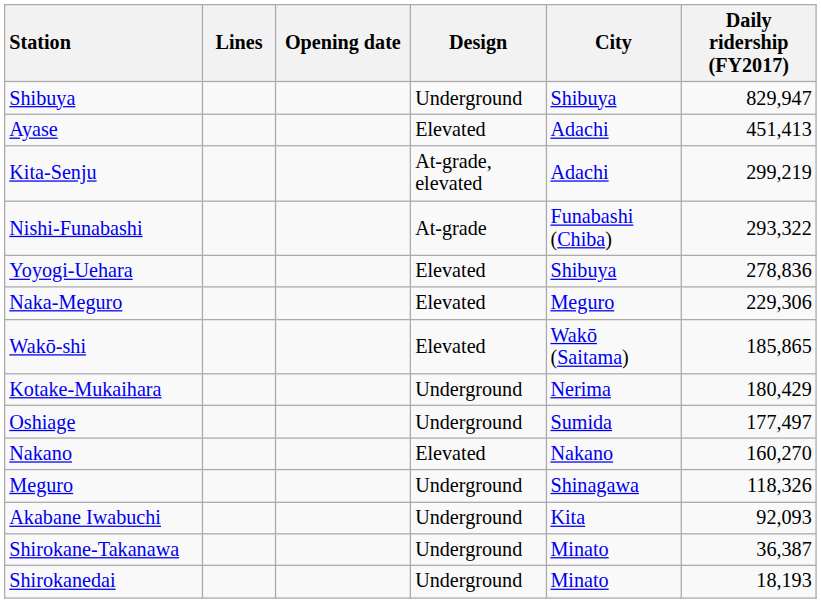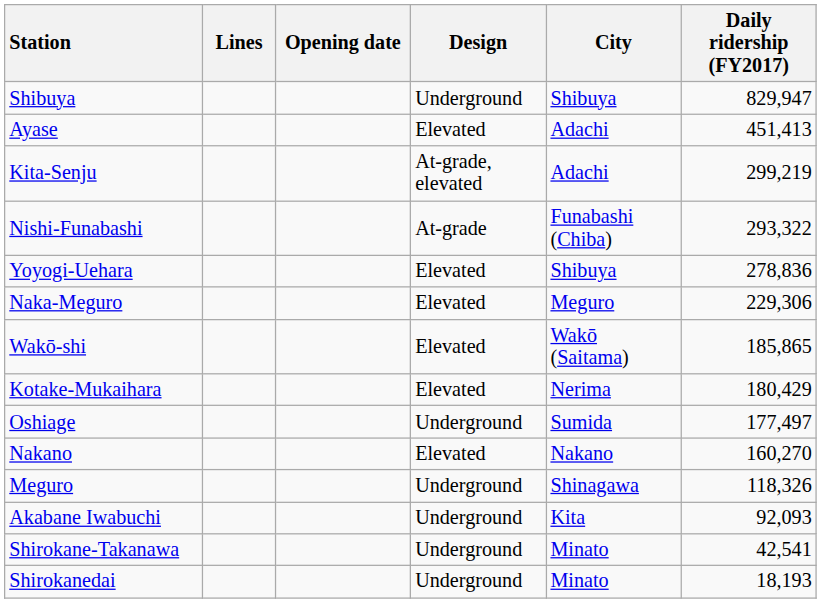(469, 389) Underground -> (450, 389) Elevated
(784, 549) 36,387 -> (784, 549) 42,541
